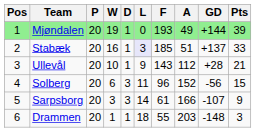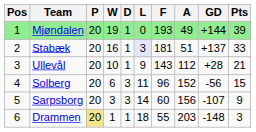(163, 48) 185 -> (163, 48) 181
(163, 100) 61 -> (163, 100) 60
(187, 100) 166 -> (187, 100) 156
(95, 118) no background -> (95, 118) khaki background
